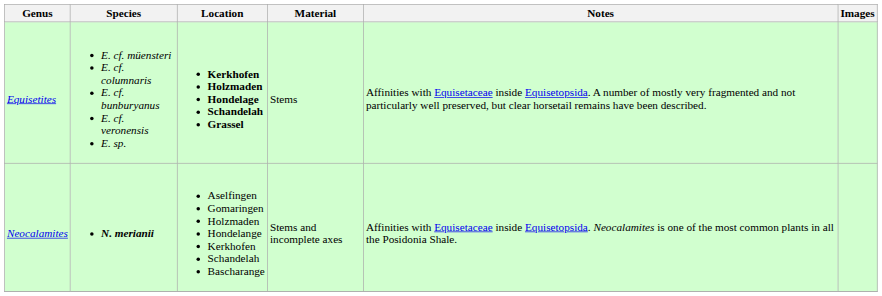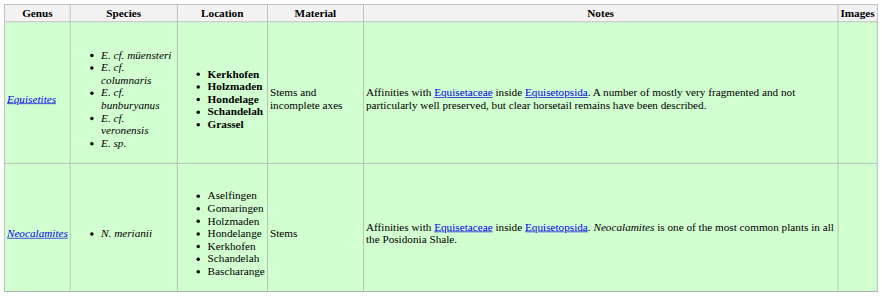(284, 99) Stems -> (306, 99) Stems and incomplete axes
(124, 234) bold -> (124, 234) normal
(306, 233) Stems and incomplete axes -> (284, 233) Stems
